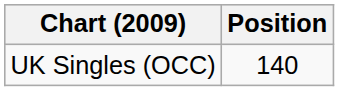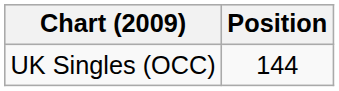(277, 64) 140 -> (277, 64) 144
